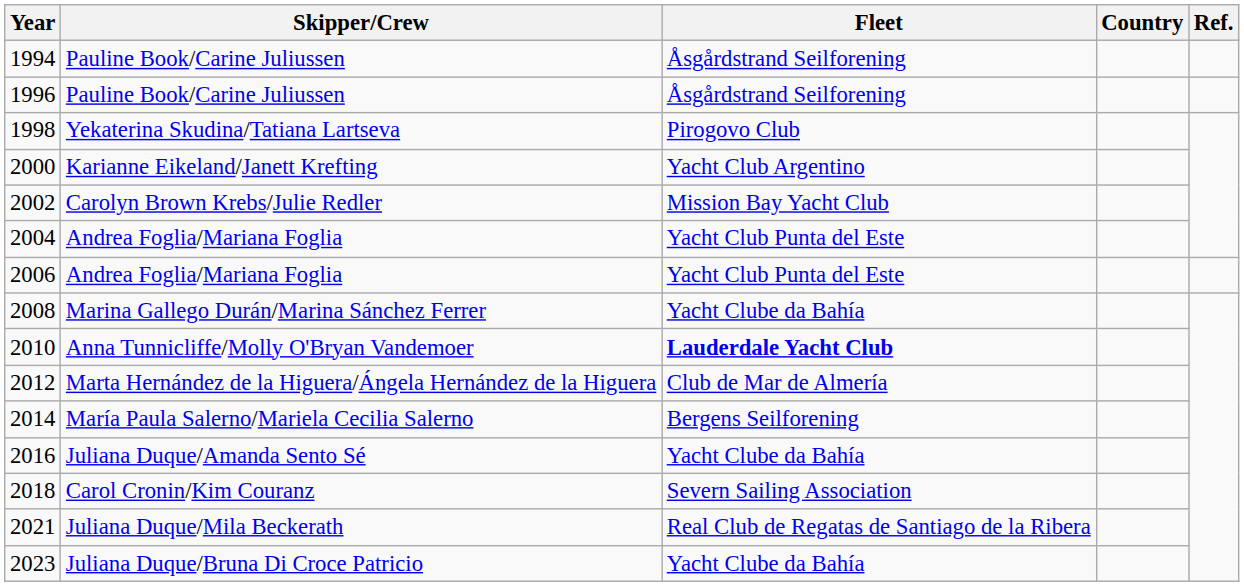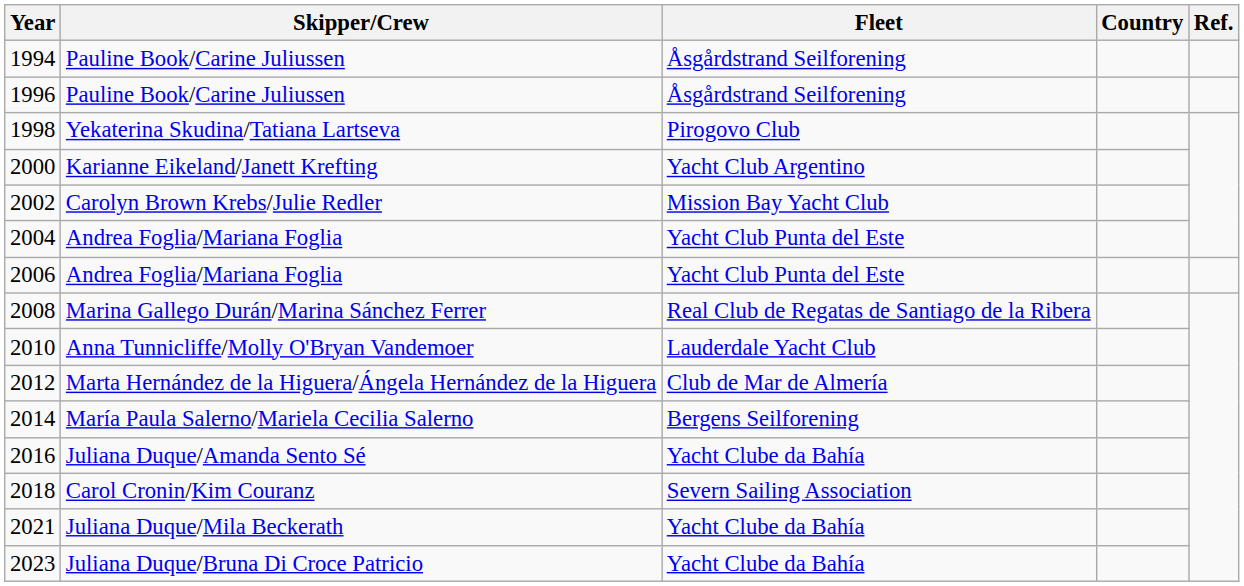(766, 310) Yacht Clube da Bahía -> (879, 310) Real Club de Regatas de Santiago de la Ribera
(780, 346) bold -> (771, 346) normal
(879, 526) Real Club de Regatas de Santiago de la Ribera -> (766, 526) Yacht Clube da Bahía
